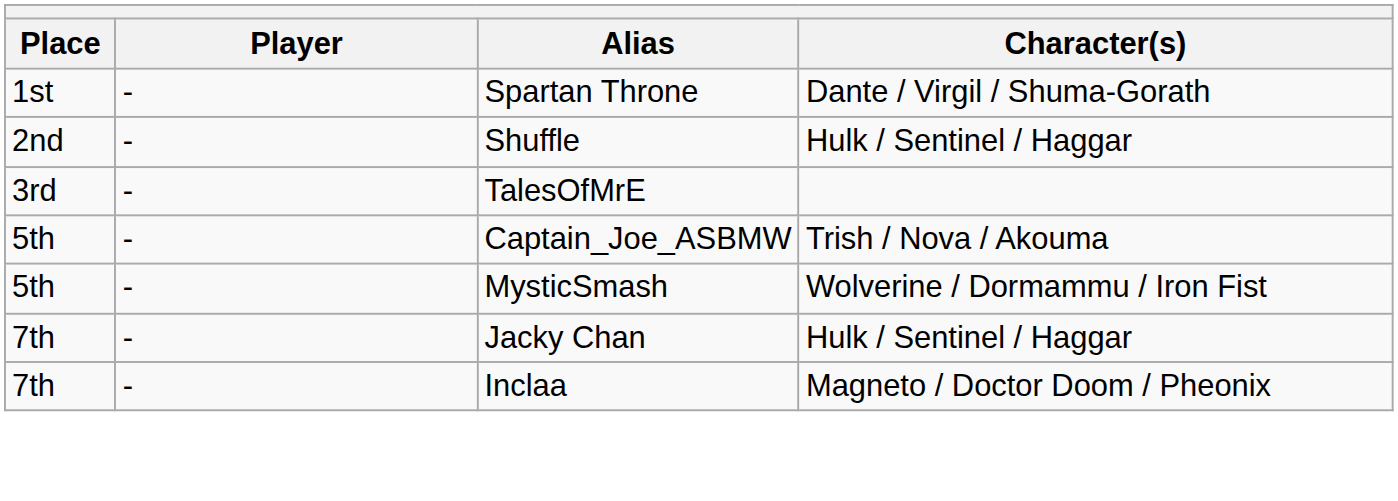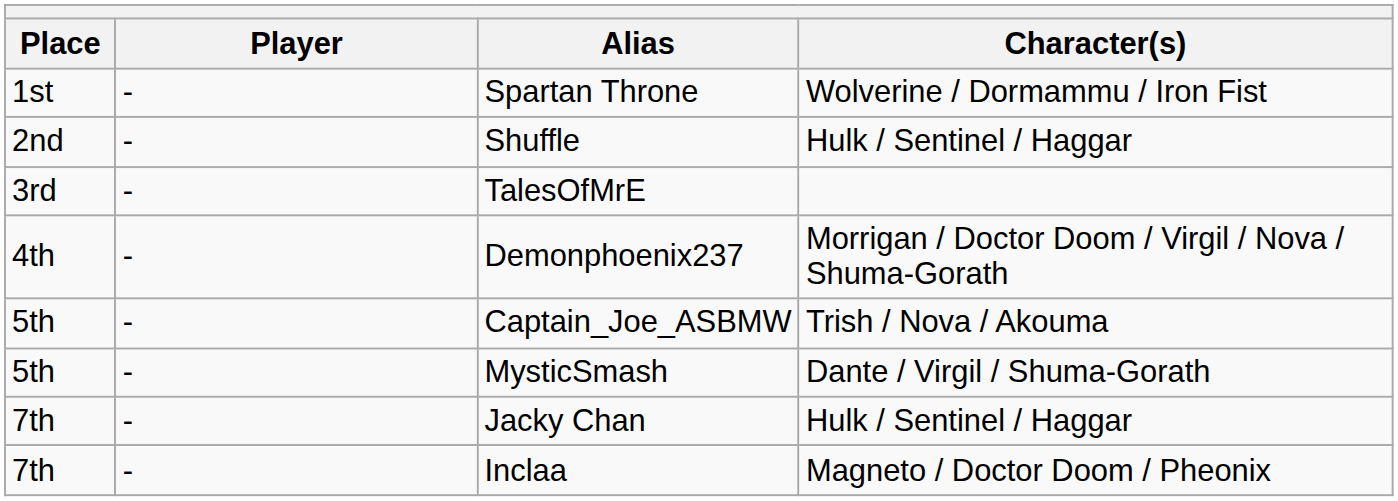(1008, 92) Dante / Virgil / Shuma-Gorath -> (1036, 92) Wolverine / Dormammu / Iron Fist
+ row: (614, 256)
(1036, 288) Wolverine / Dormammu / Iron Fist -> (1008, 371) Dante / Virgil / Shuma-Gorath
